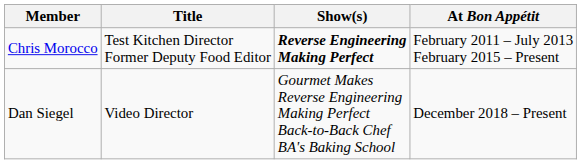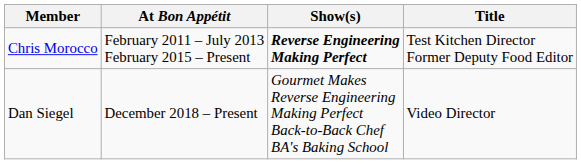columns swapped: (188, 16) <-> (493, 16)
